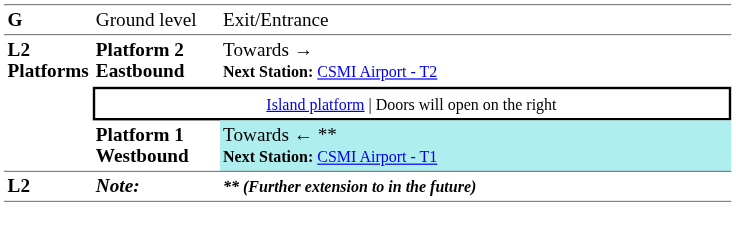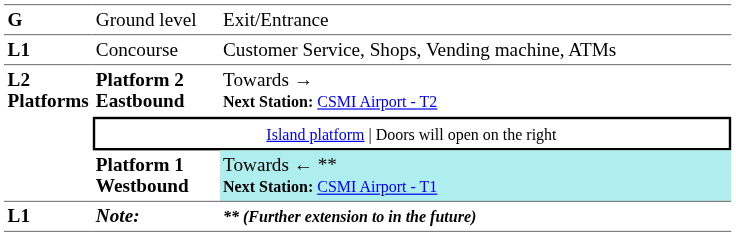+ row: (137, 49)
(19, 186) L2 -> (19, 216) L1
